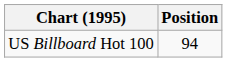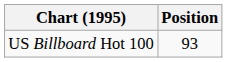(190, 43) 94 -> (190, 43) 93
